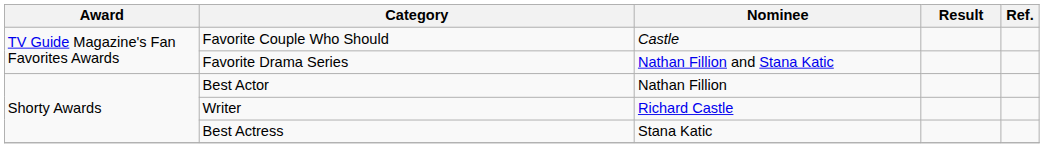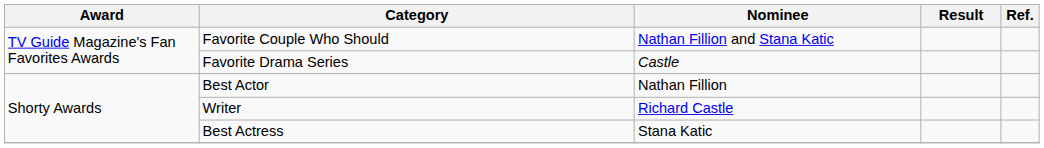(659, 39) Castle -> (736, 39) Nathan Fillion and Stana Katic
(736, 62) Nathan Fillion and Stana Katic -> (659, 62) Castle
